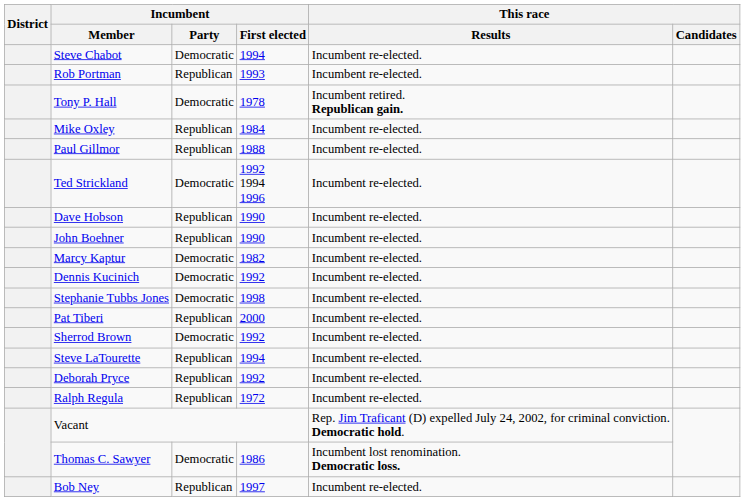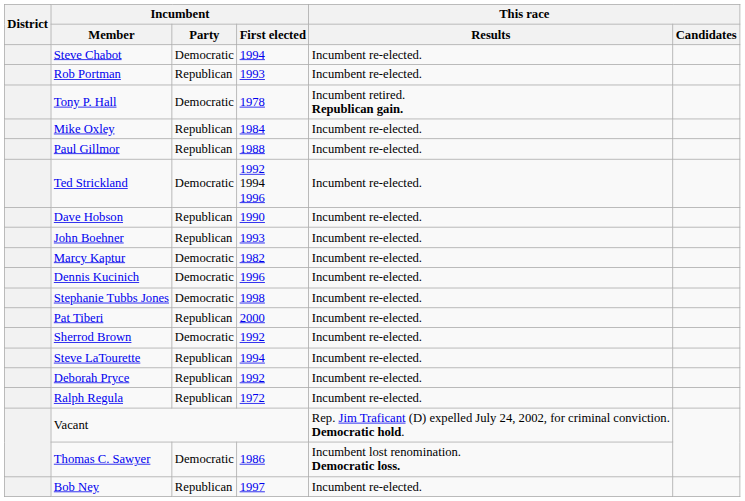(252, 237) 1990 -> (252, 237) 1993
(252, 277) 1992 -> (252, 277) 1996
